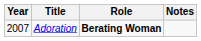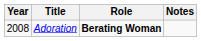(18, 28) 2007 -> (18, 28) 2008
